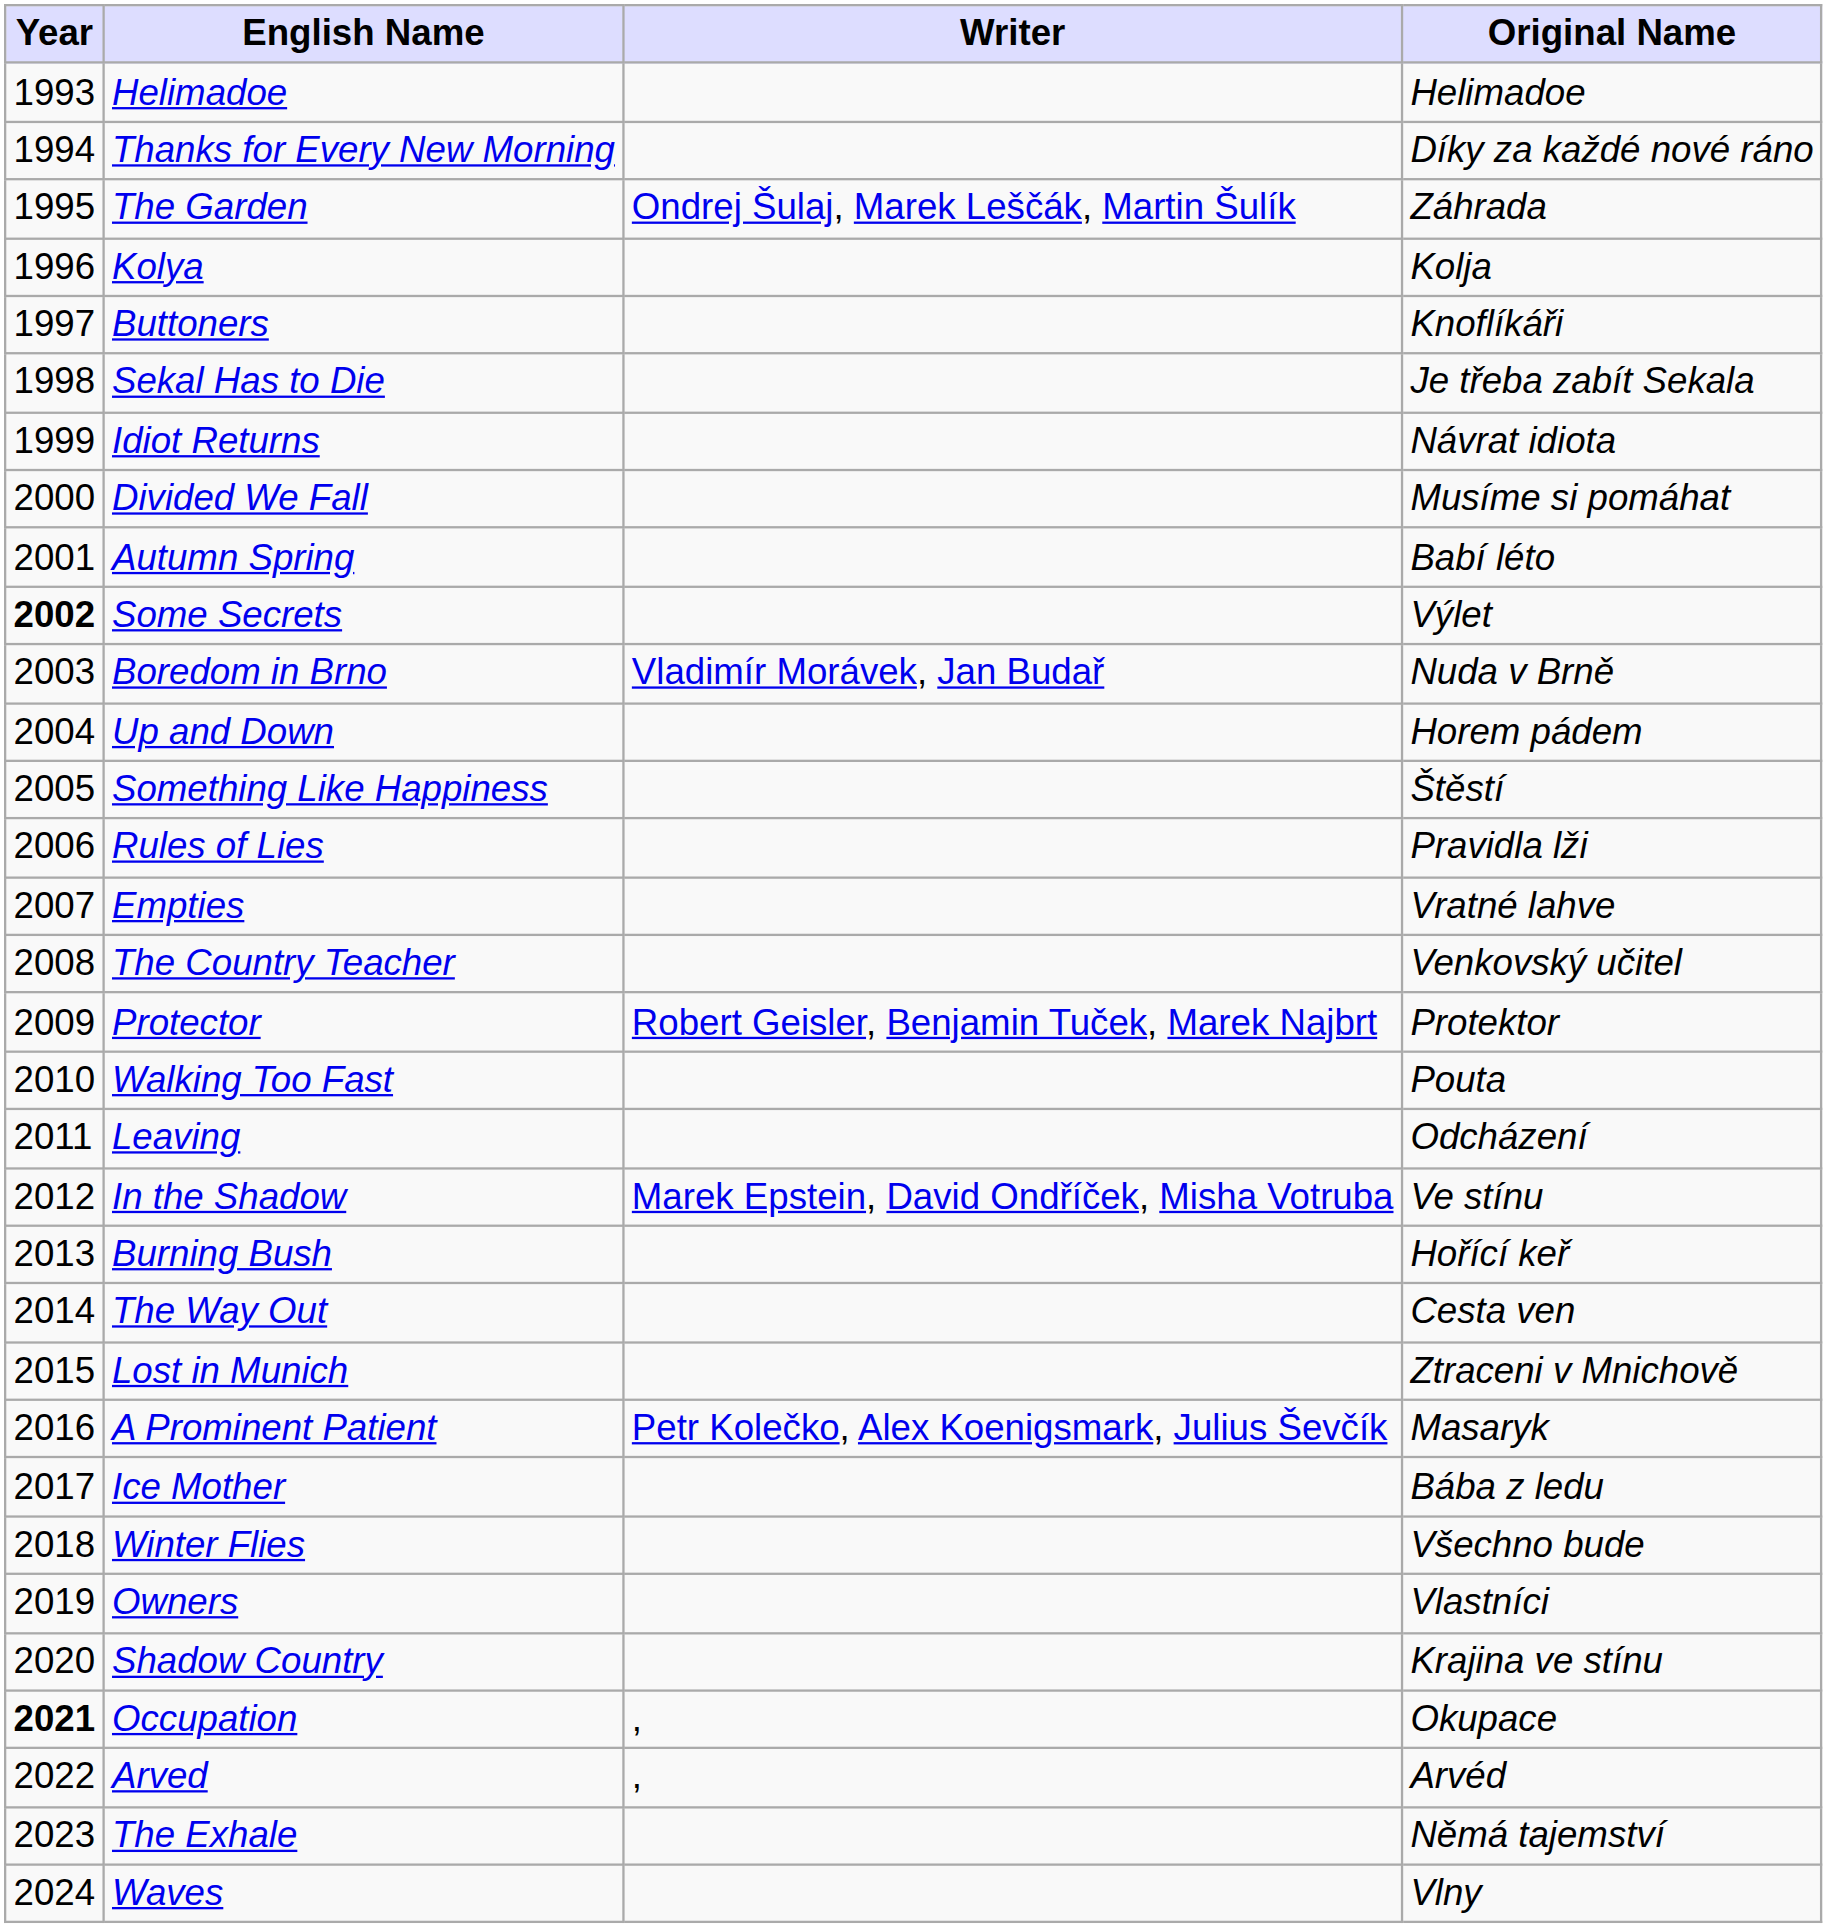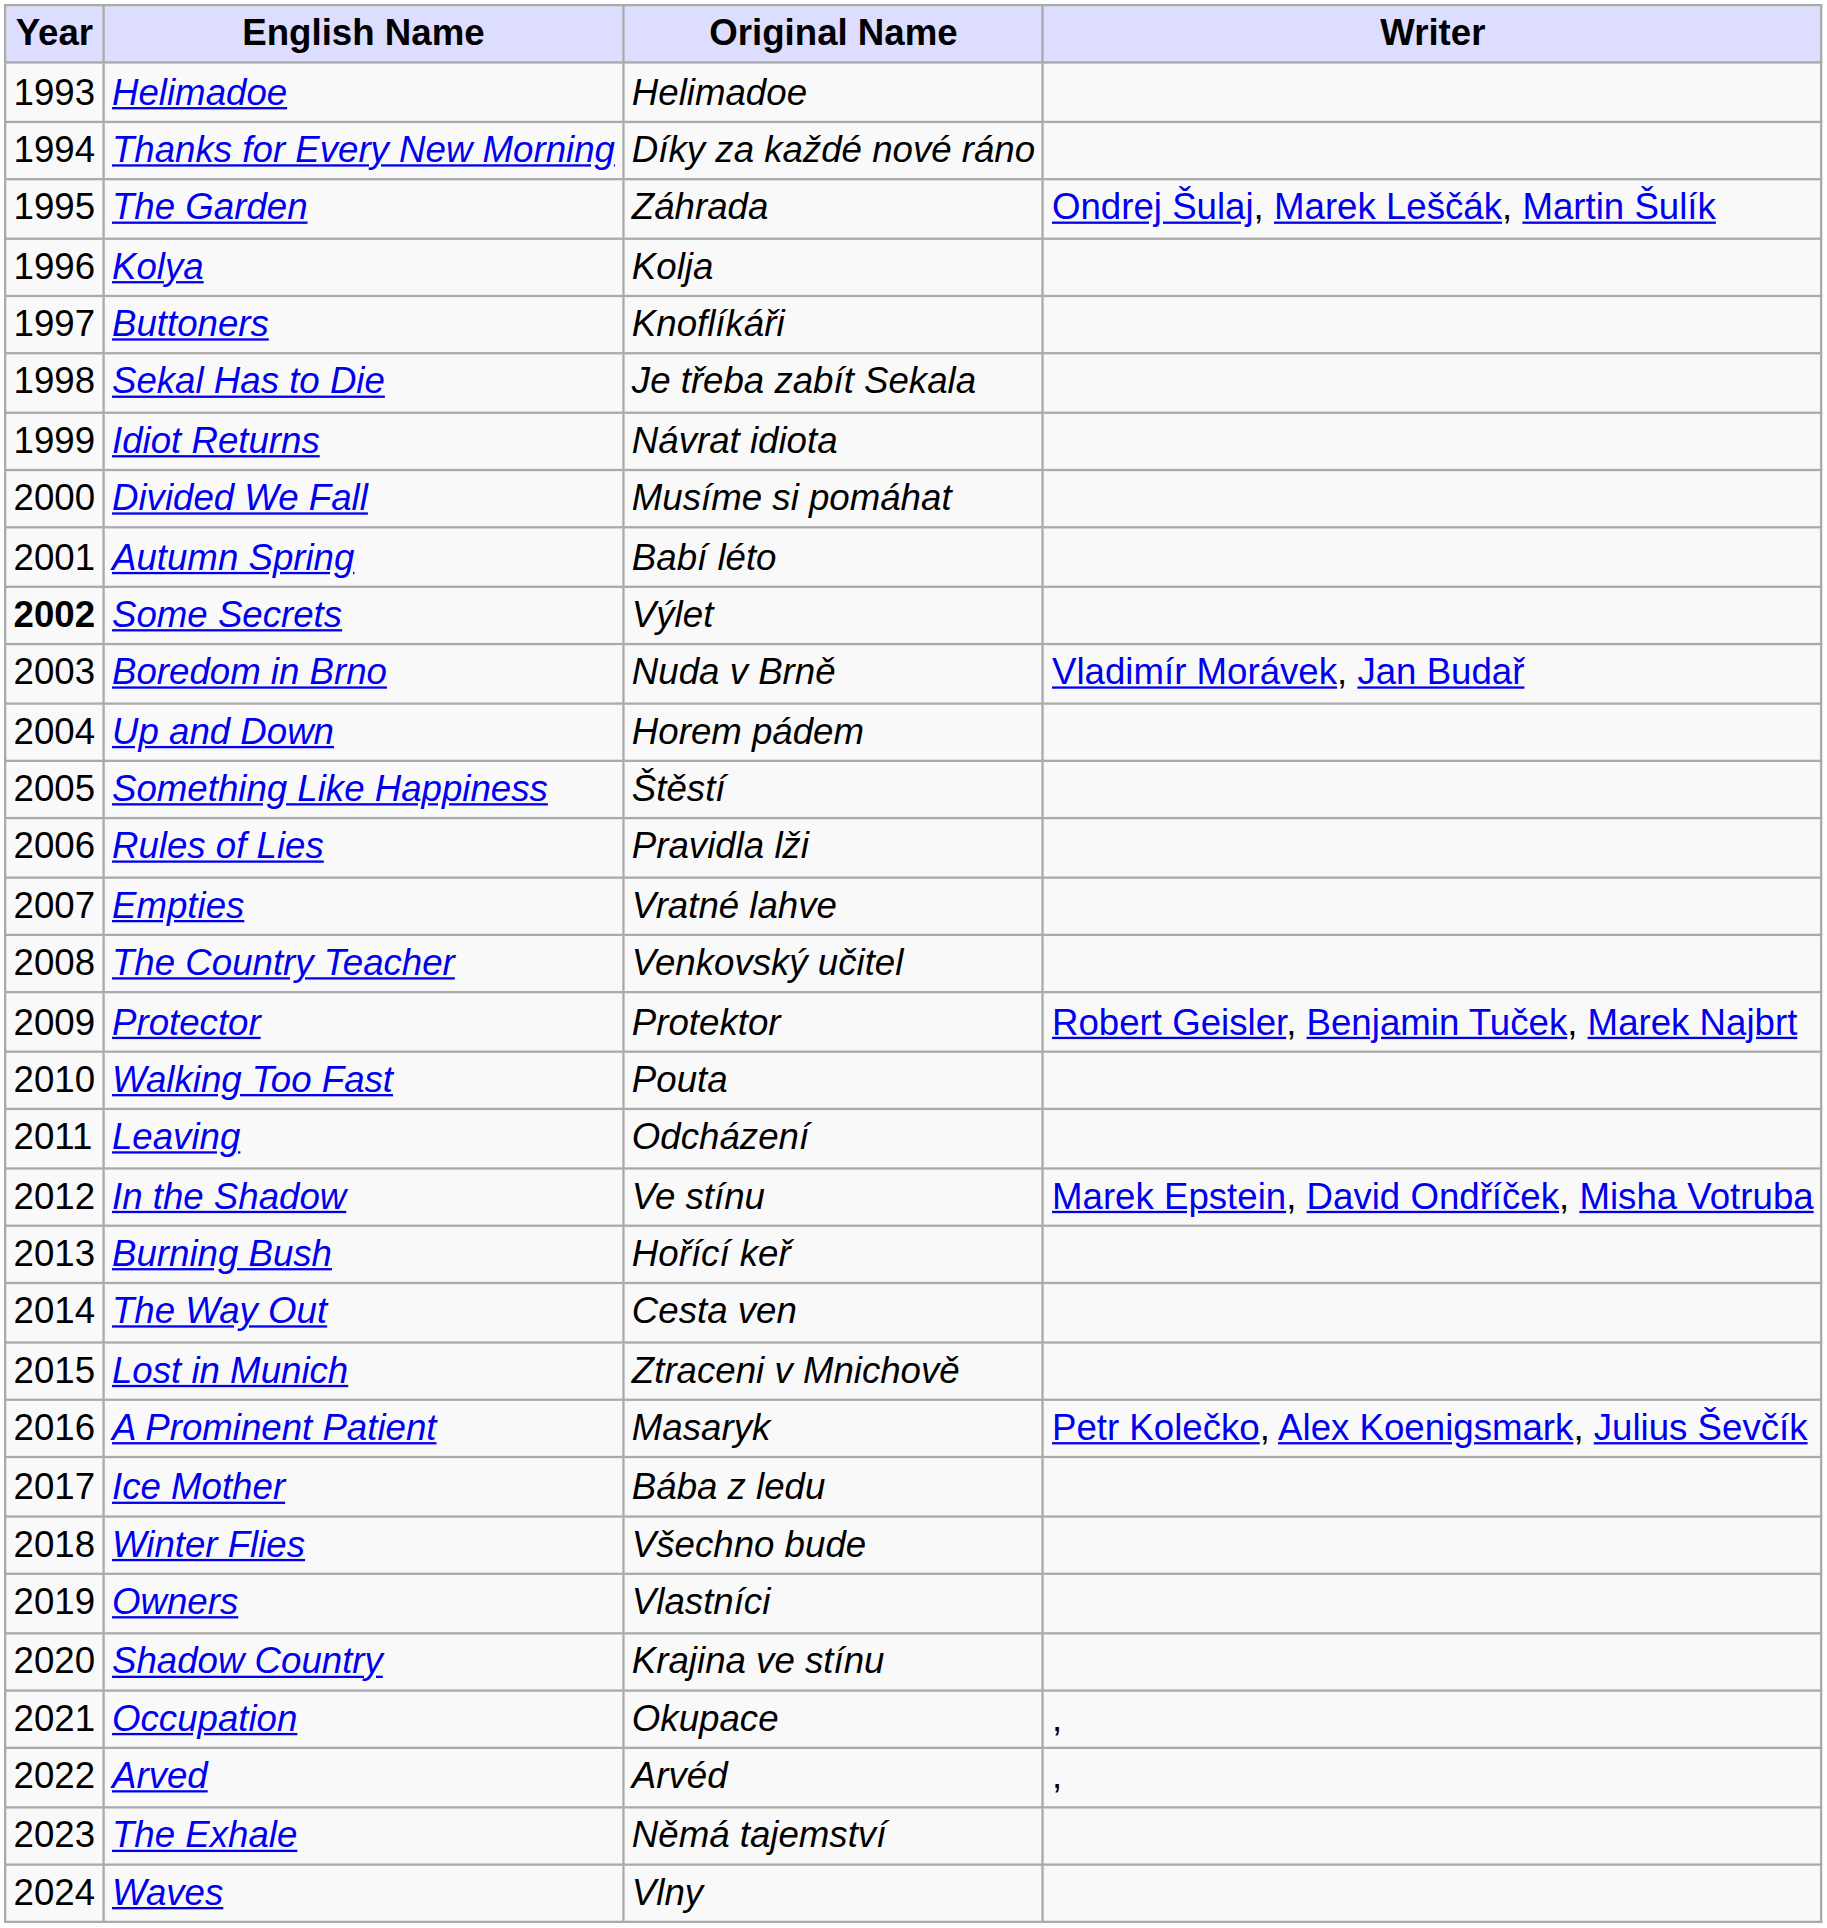columns swapped: (1612, 33) <-> (1013, 33)
(54, 1718) bold -> (54, 1718) normal
